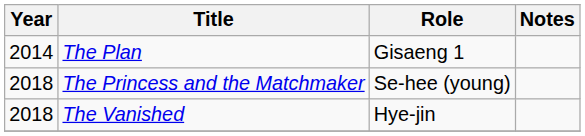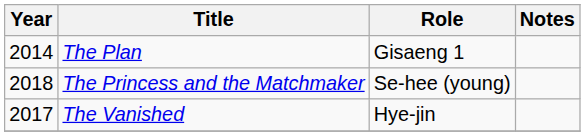(31, 114) 2018 -> (31, 114) 2017
